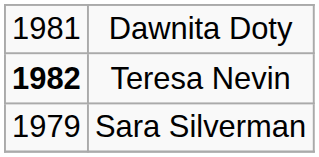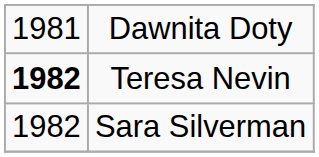(46, 126) 1979 -> (46, 126) 1982
